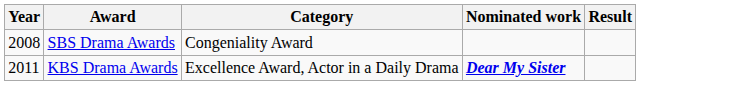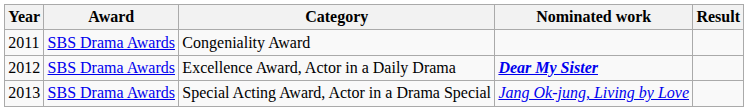(24, 42) 2008 -> (24, 42) 2011
(24, 67) 2011 -> (24, 67) 2012
(113, 67) KBS Drama Awards -> (111, 67) SBS Drama Awards
+ row: (337, 93)
